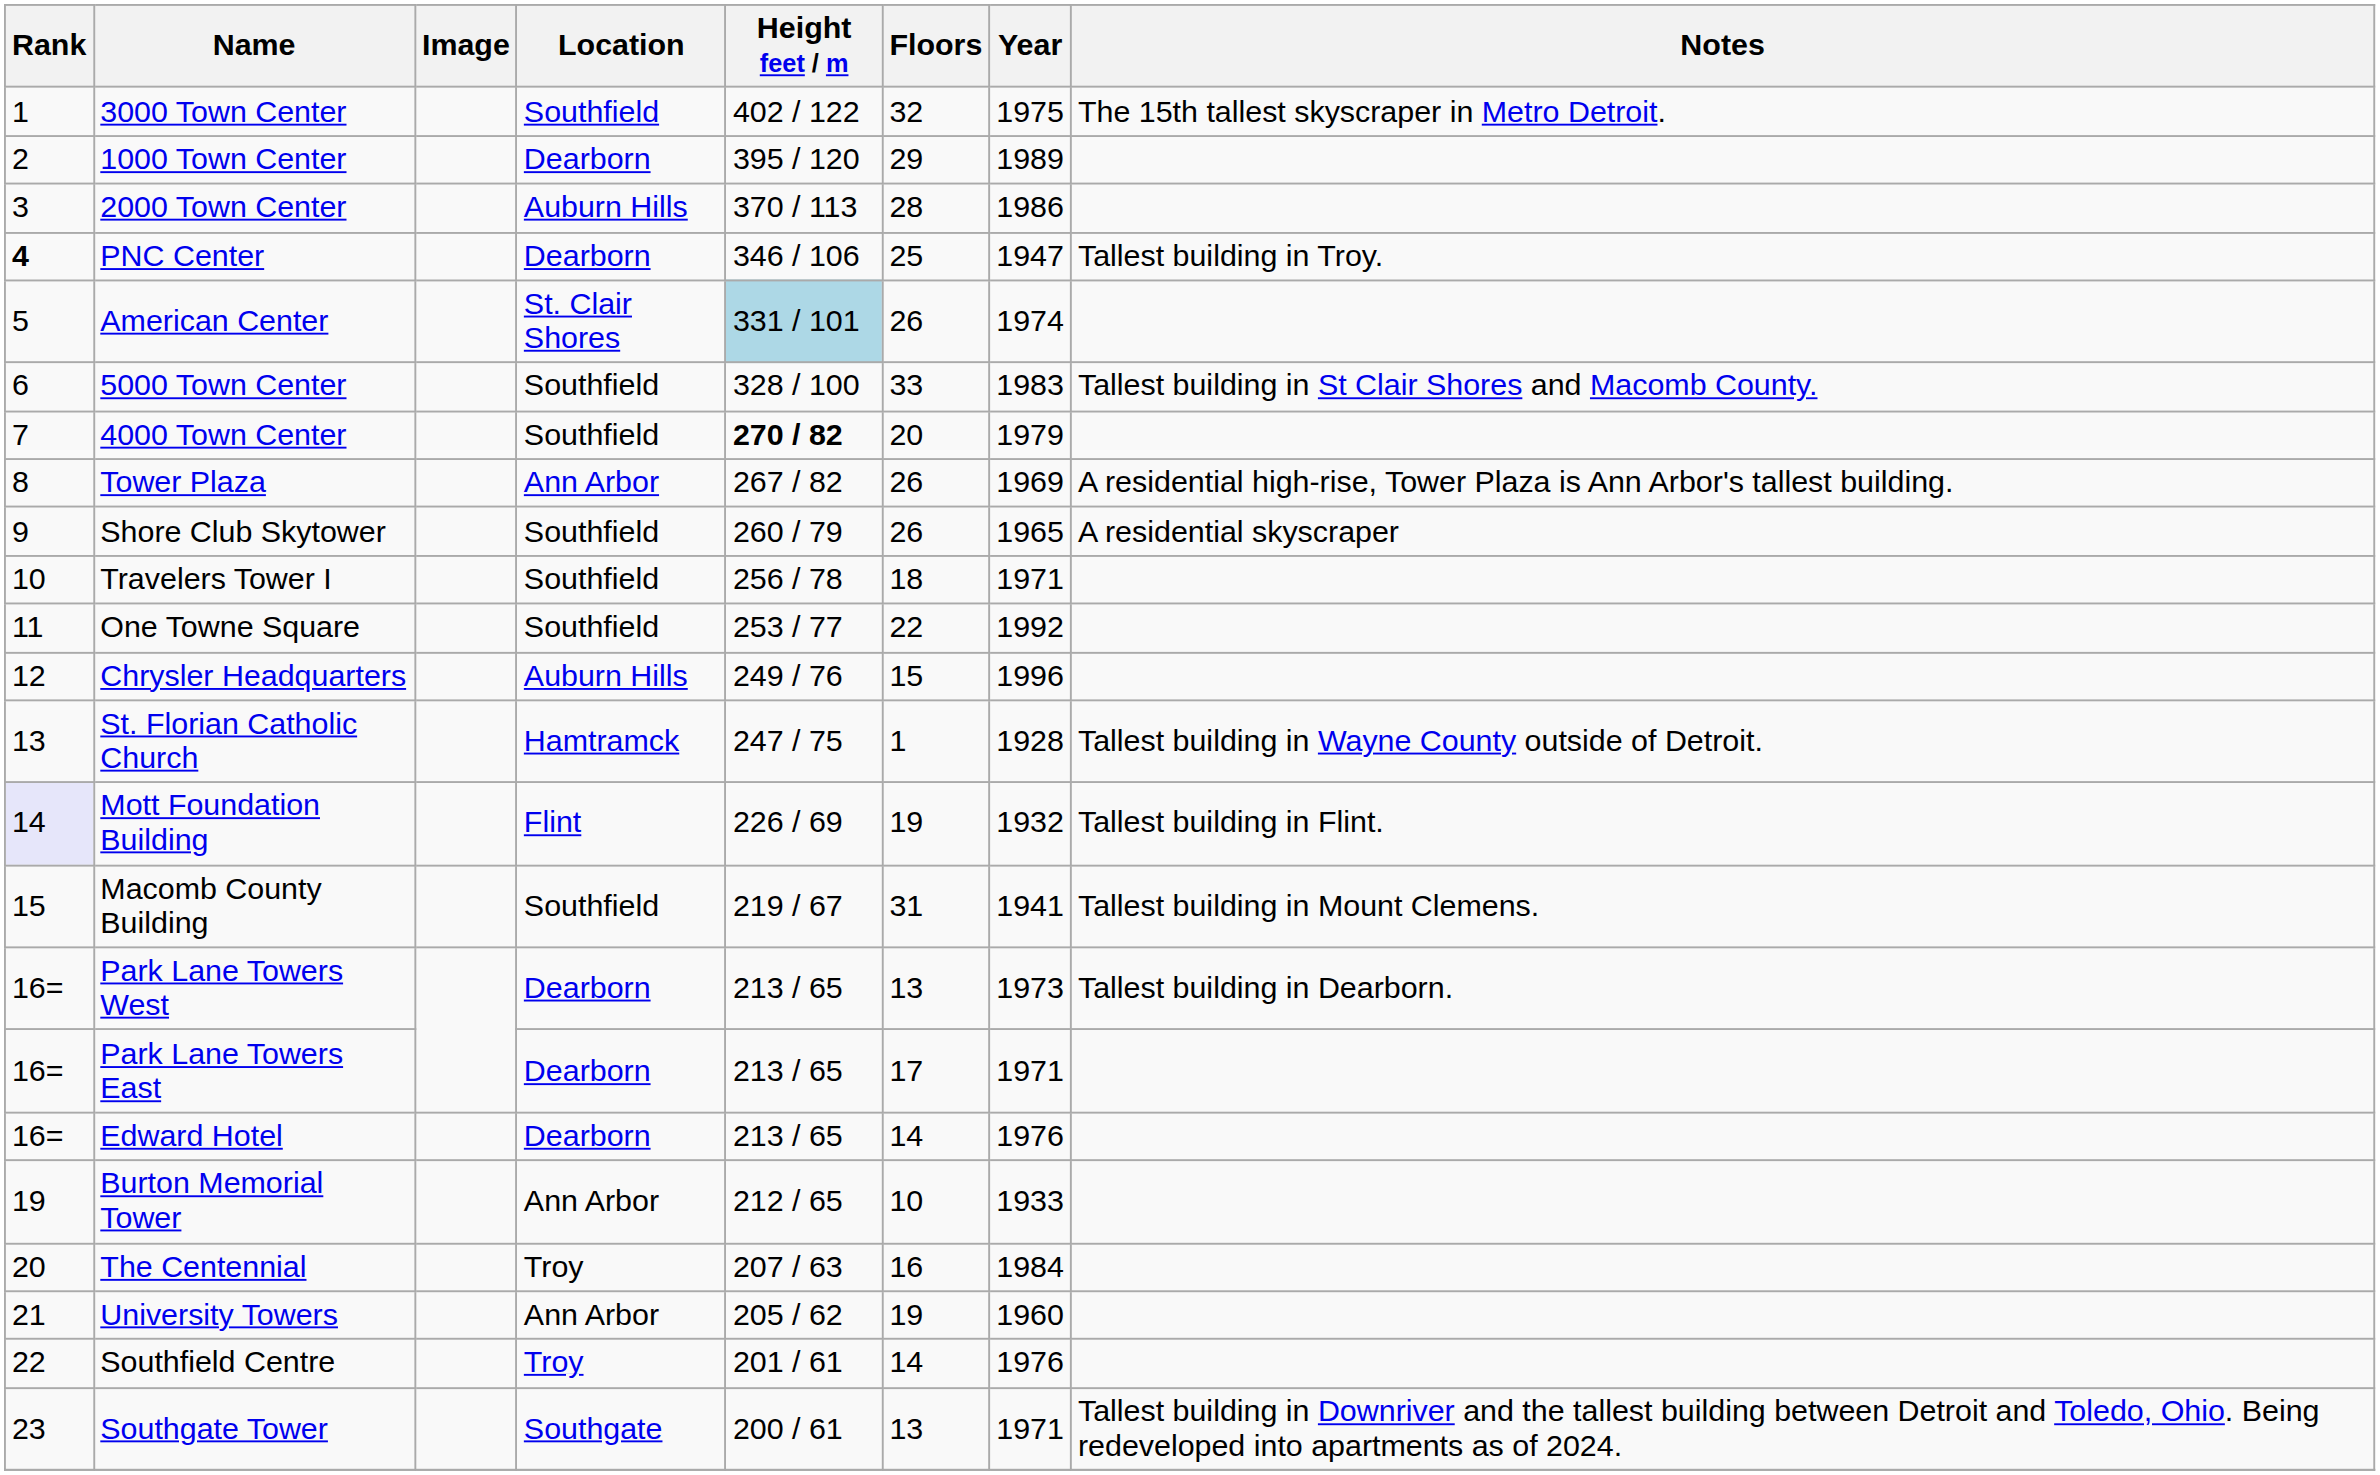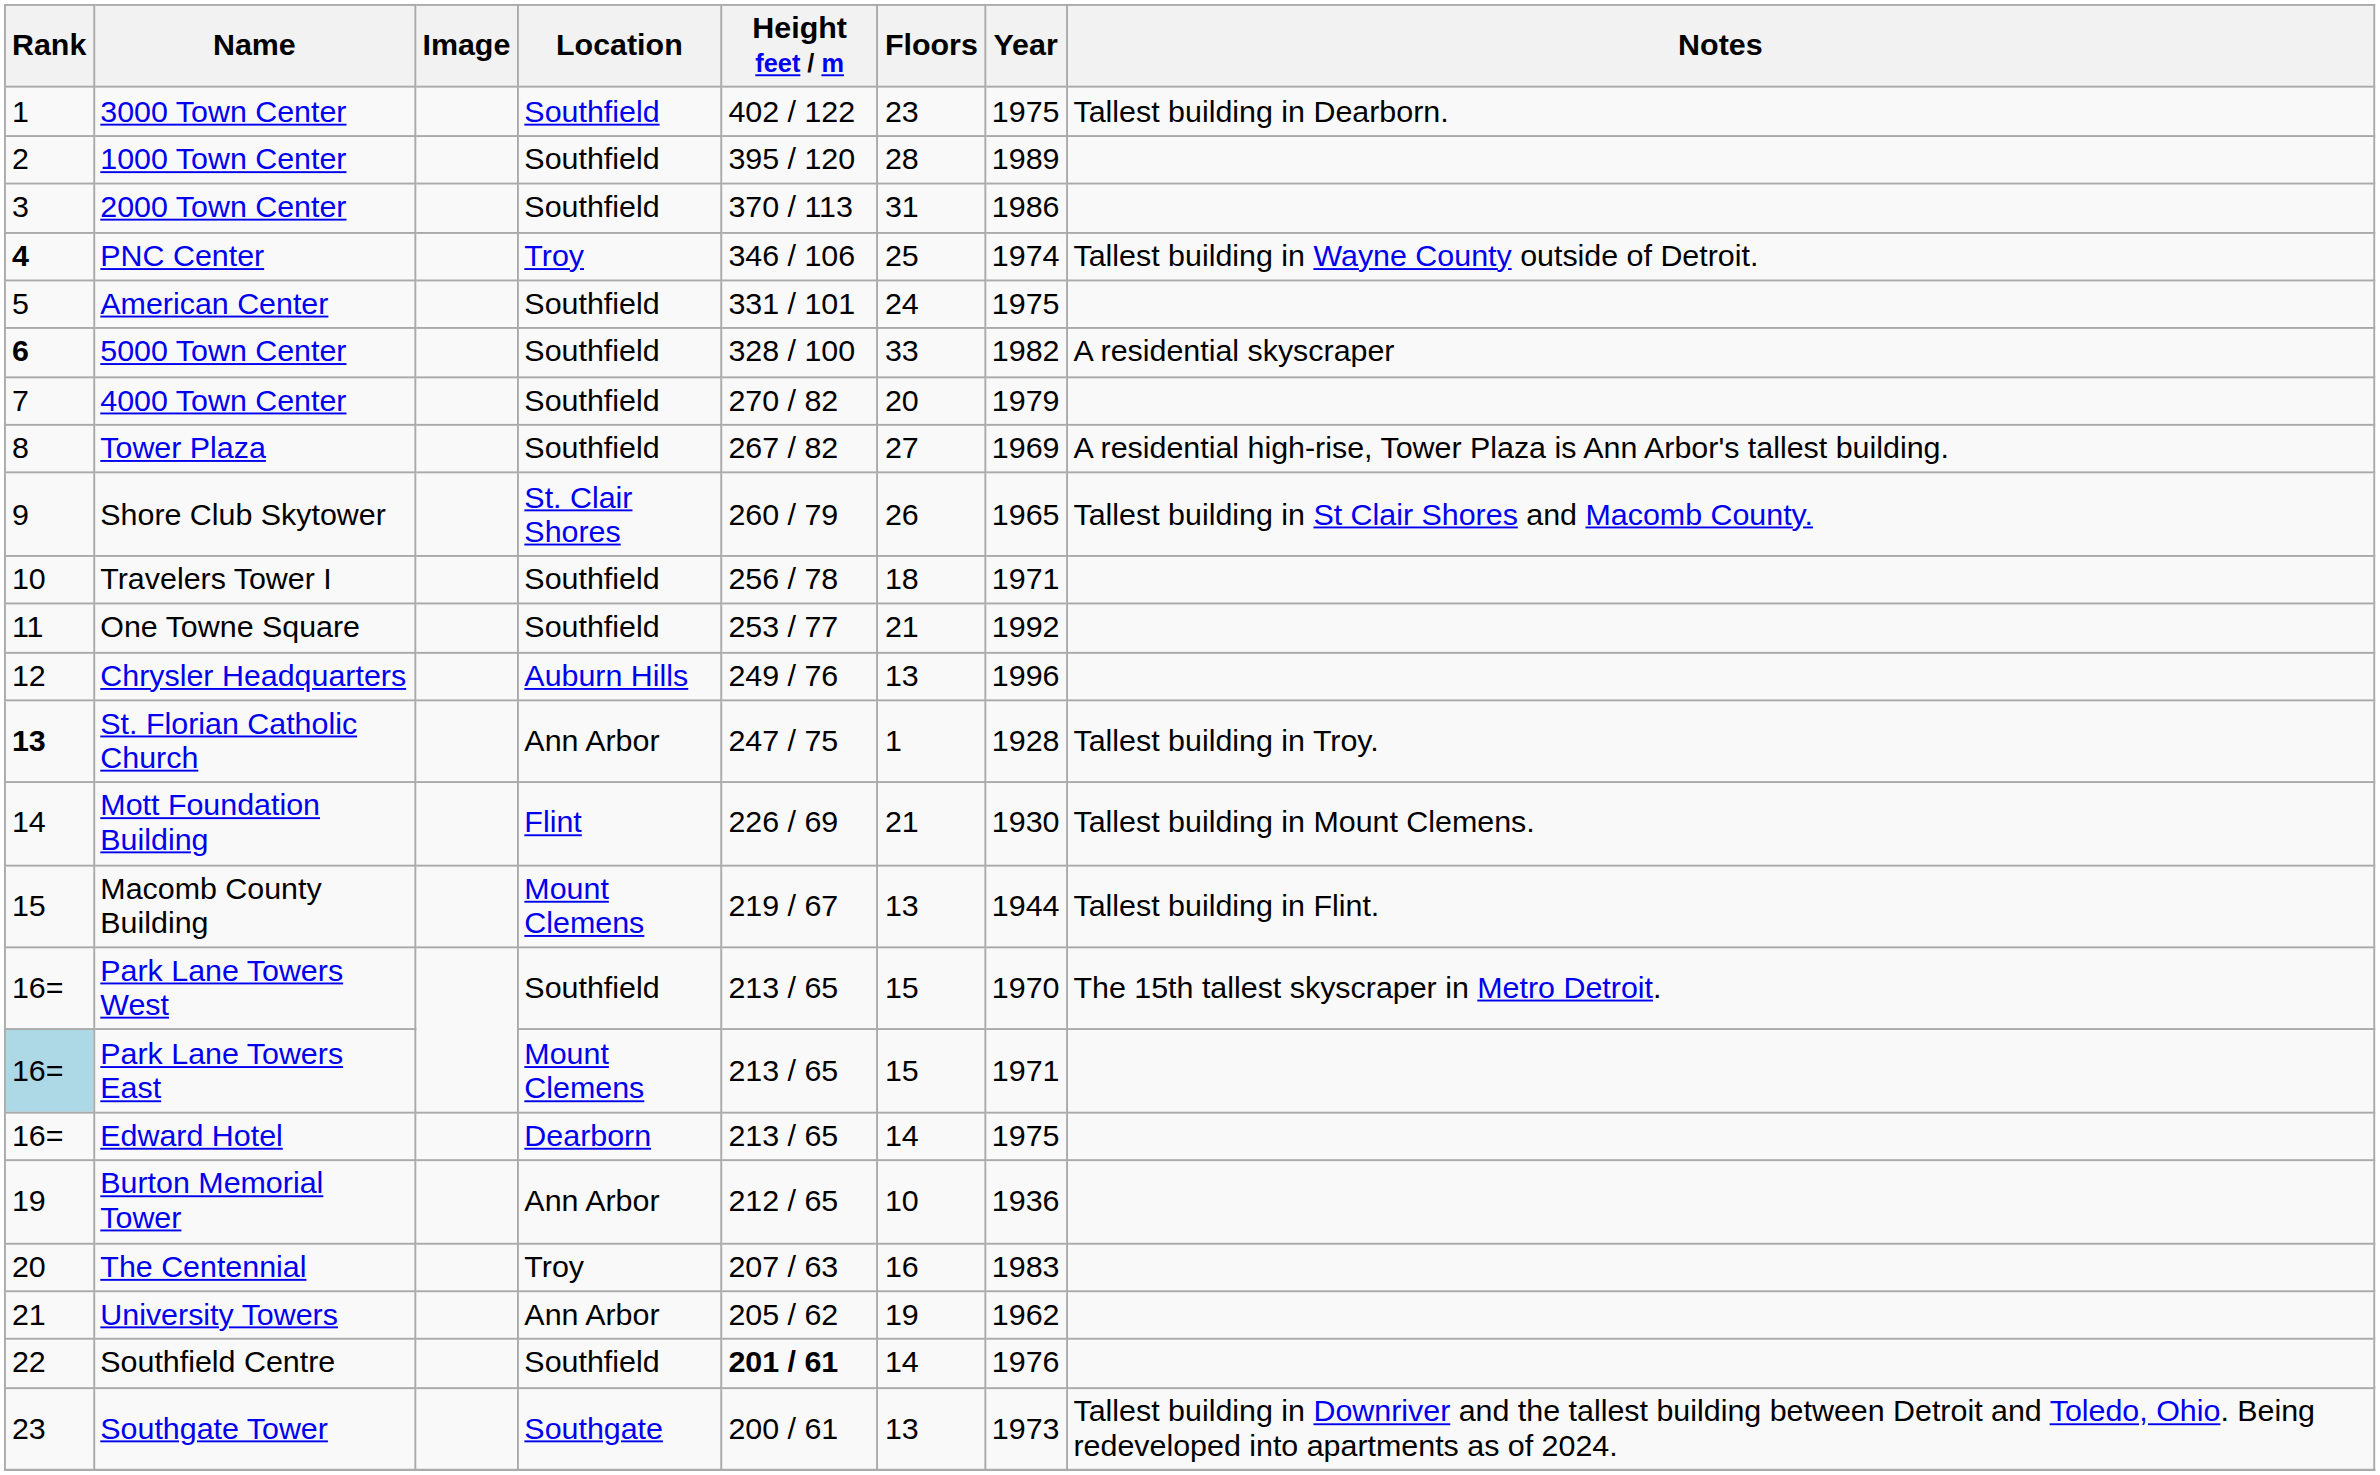(906, 111) 32 -> (902, 111) 23
(1372, 111) The 15th tallest skyscraper in Metro Detroit. -> (1261, 111) Tallest building in Dearborn.
(587, 159) Dearborn -> (592, 159) Southfield
(906, 159) 29 -> (902, 159) 28
(606, 207) Auburn Hills -> (592, 207) Southfield
(906, 207) 28 -> (902, 207) 31
(587, 255) Dearborn -> (554, 255) Troy
(1030, 255) 1947 -> (1026, 255) 1974
(1231, 255) Tallest building in Troy. -> (1416, 255) Tallest building in Wayne County outside of Detroit.
(578, 320) St. Clair Shores -> (592, 303) Southfield
(796, 320) lightblue background -> (792, 303) no background
(906, 320) 26 -> (902, 303) 24
(1030, 320) 1974 -> (1026, 303) 1975
(20, 386) normal -> (20, 352) bold
(1030, 386) 1983 -> (1026, 352) 1982
(1448, 386) Tallest building in St Clair Shores and Macomb County. -> (1234, 352) A residential skyscraper
(788, 434) bold -> (783, 400) normal
(591, 482) Ann Arbor -> (592, 448) Southfield
(906, 482) 26 -> (902, 448) 27
(591, 530) Southfield -> (578, 513) St. Clair Shores
(1238, 530) A residential skyscraper -> (1443, 513) Tallest building in St Clair Shores and Macomb County.
(906, 627) 22 -> (902, 627) 21
(906, 675) 15 -> (902, 675) 13
(29, 740) normal -> (29, 740) bold
(602, 740) Hamtramck -> (592, 740) Ann Arbor
(1420, 740) Tallest building in Wayne County outside of Detroit. -> (1226, 740) Tallest building in Troy.
(29, 823) lavender background -> (29, 823) no background
(906, 823) 19 -> (902, 823) 21
(1030, 823) 1932 -> (1026, 823) 1930
(1231, 823) Tallest building in Flint. -> (1304, 823) Tallest building in Mount Clemens.
(591, 905) Southfield -> (584, 905) Mount Clemens
(906, 905) 31 -> (902, 905) 13
(1030, 905) 1941 -> (1026, 905) 1944
(1309, 905) Tallest building in Mount Clemens. -> (1226, 905) Tallest building in Flint.
(587, 988) Dearborn -> (592, 988) Southfield
(906, 988) 13 -> (902, 988) 15
(1030, 988) 1973 -> (1026, 988) 1970
(1266, 988) Tallest building in Dearborn. -> (1367, 988) The 15th tallest skyscraper in Metro Detroit.
(38, 1070) no background -> (38, 1070) lightblue background
(587, 1070) Dearborn -> (584, 1070) Mount Clemens
(906, 1070) 17 -> (902, 1070) 15
(1030, 1135) 1976 -> (1026, 1135) 1975
(1030, 1201) 1933 -> (1026, 1201) 1936
(1030, 1266) 1984 -> (1026, 1266) 1983
(1030, 1314) 1960 -> (1026, 1314) 1962
(554, 1362) Troy -> (592, 1362) Southfield
(788, 1362) normal -> (783, 1362) bold
(1030, 1428) 1971 -> (1026, 1428) 1973
